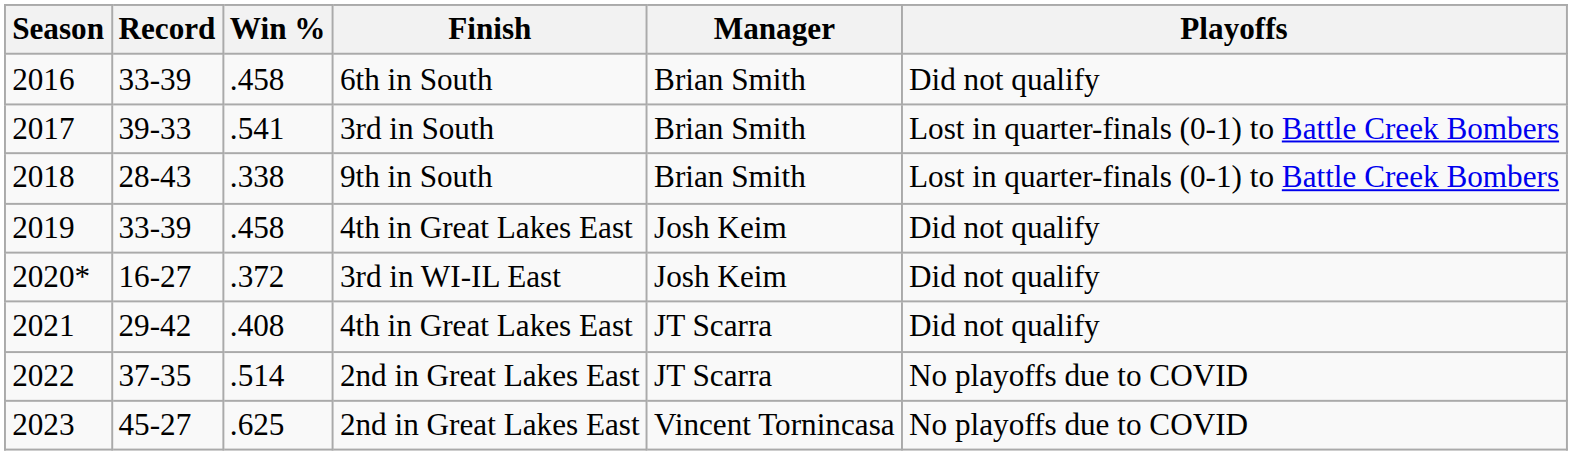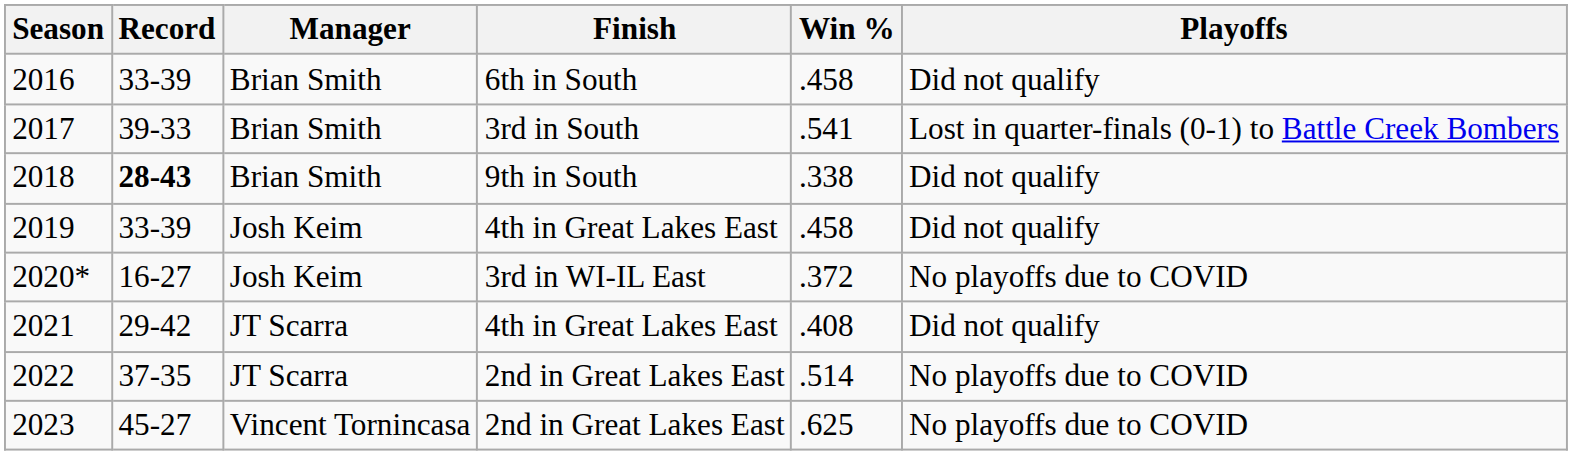columns swapped: (278, 29) <-> (774, 29)
(155, 177) normal -> (155, 177) bold
(1234, 177) Lost in quarter-finals (0-1) to Battle Creek Bombers -> (1004, 177) Did not qualify
(1004, 276) Did not qualify -> (1079, 276) No playoffs due to COVID
